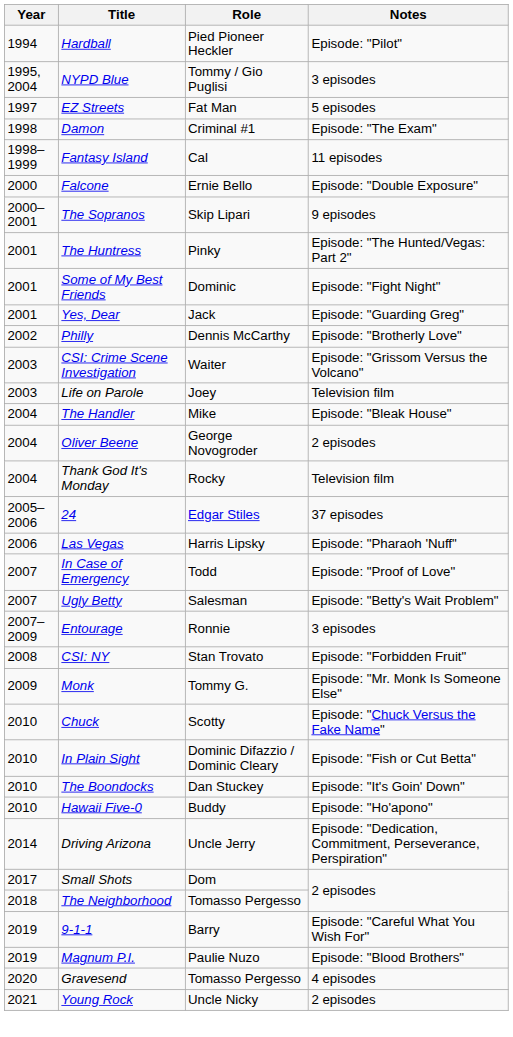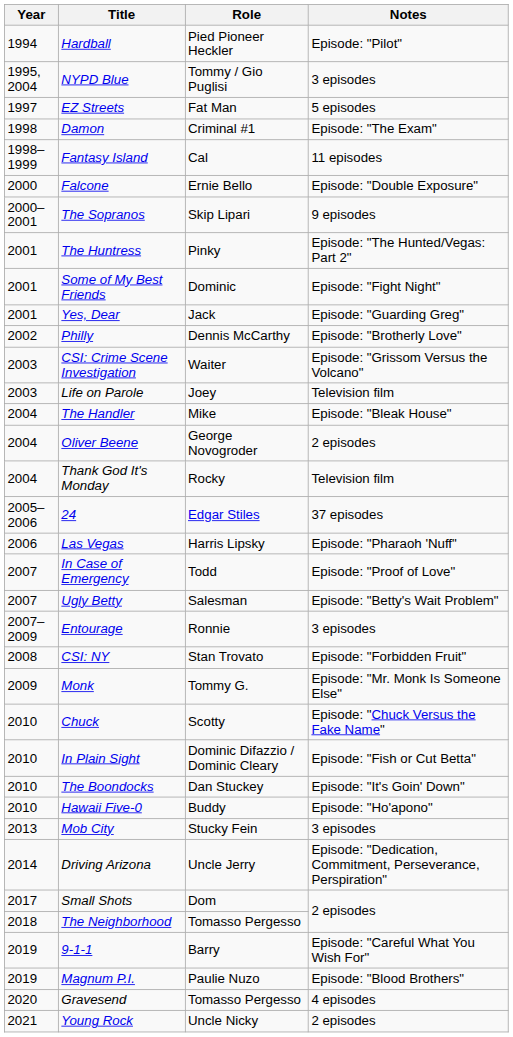+ row: (88, 828)
